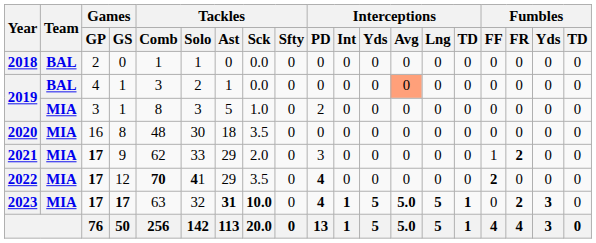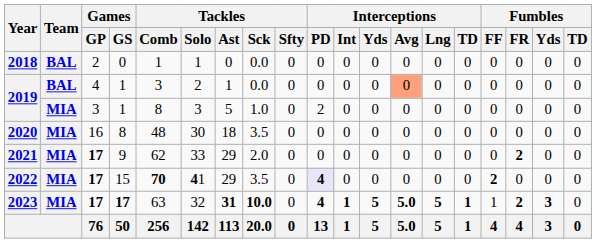(321, 156) 3 -> (321, 156) 0
(494, 156) 1 -> (494, 156) 0
(123, 179) 12 -> (123, 179) 15
(321, 179) no background -> (321, 179) lavender background
(494, 202) 0 -> (494, 202) 1
